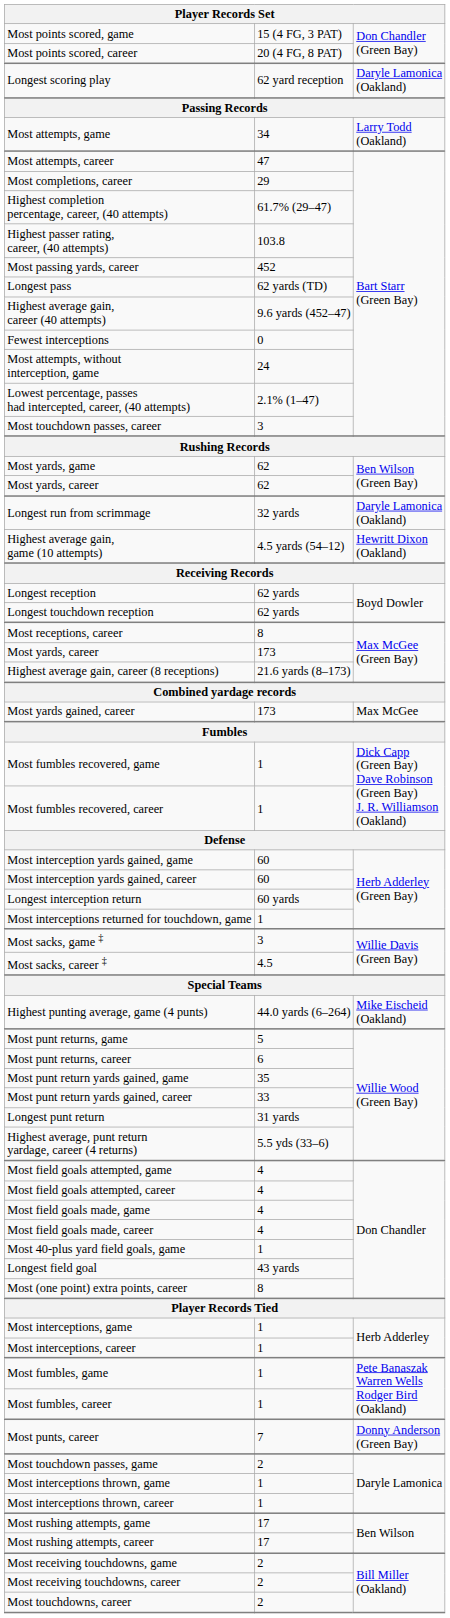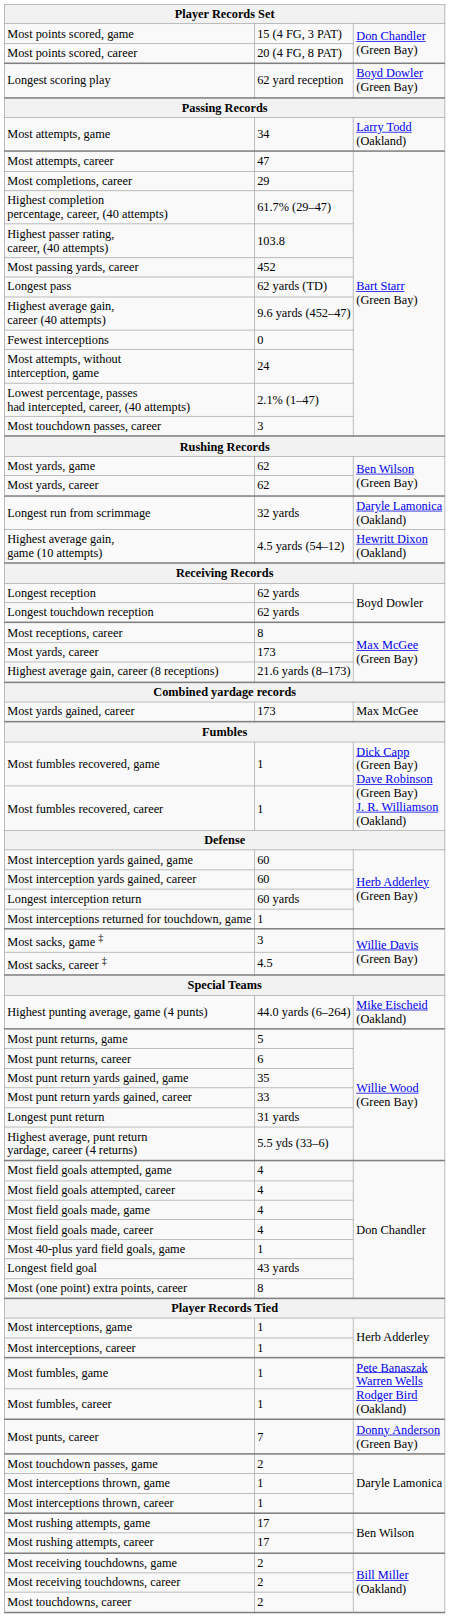(399, 80) Daryle Lamonica (Oakland) -> (390, 80) Boyd Dowler (Green Bay)
